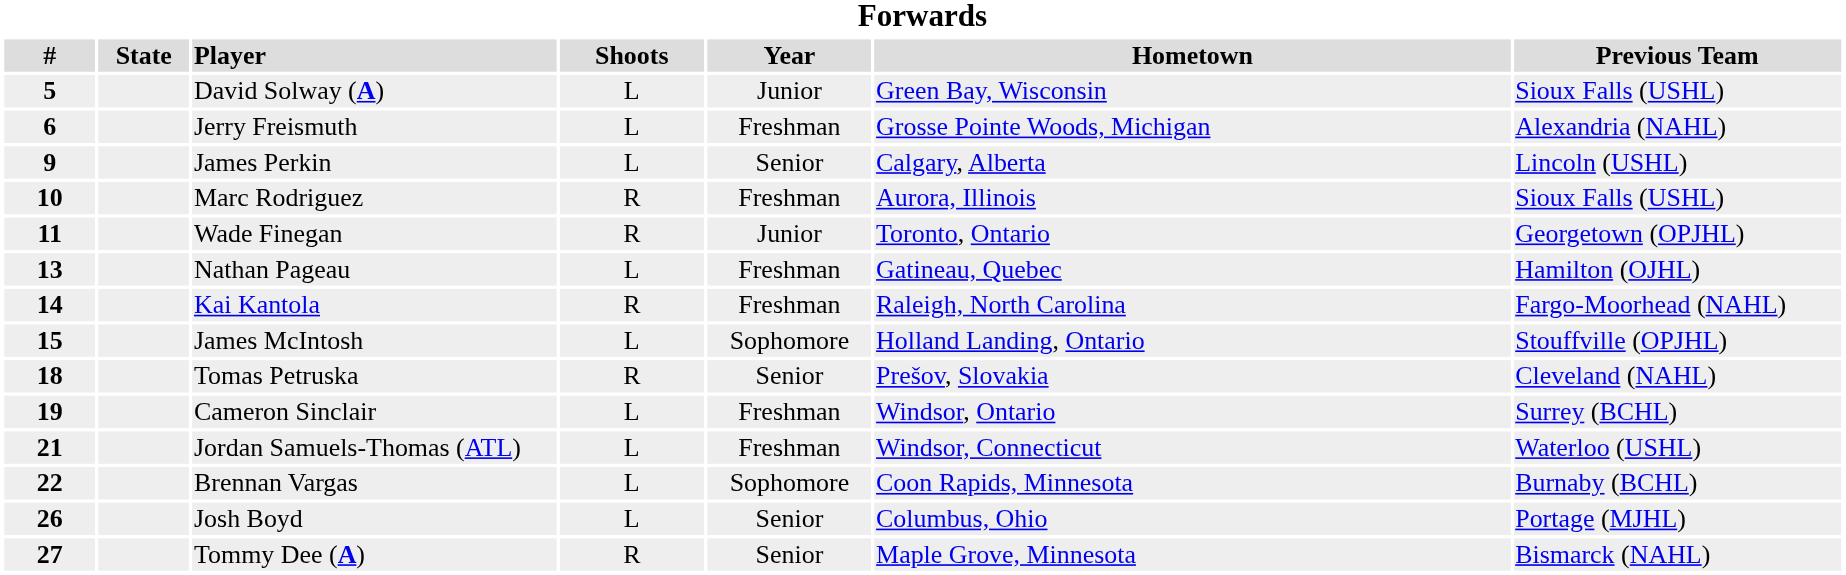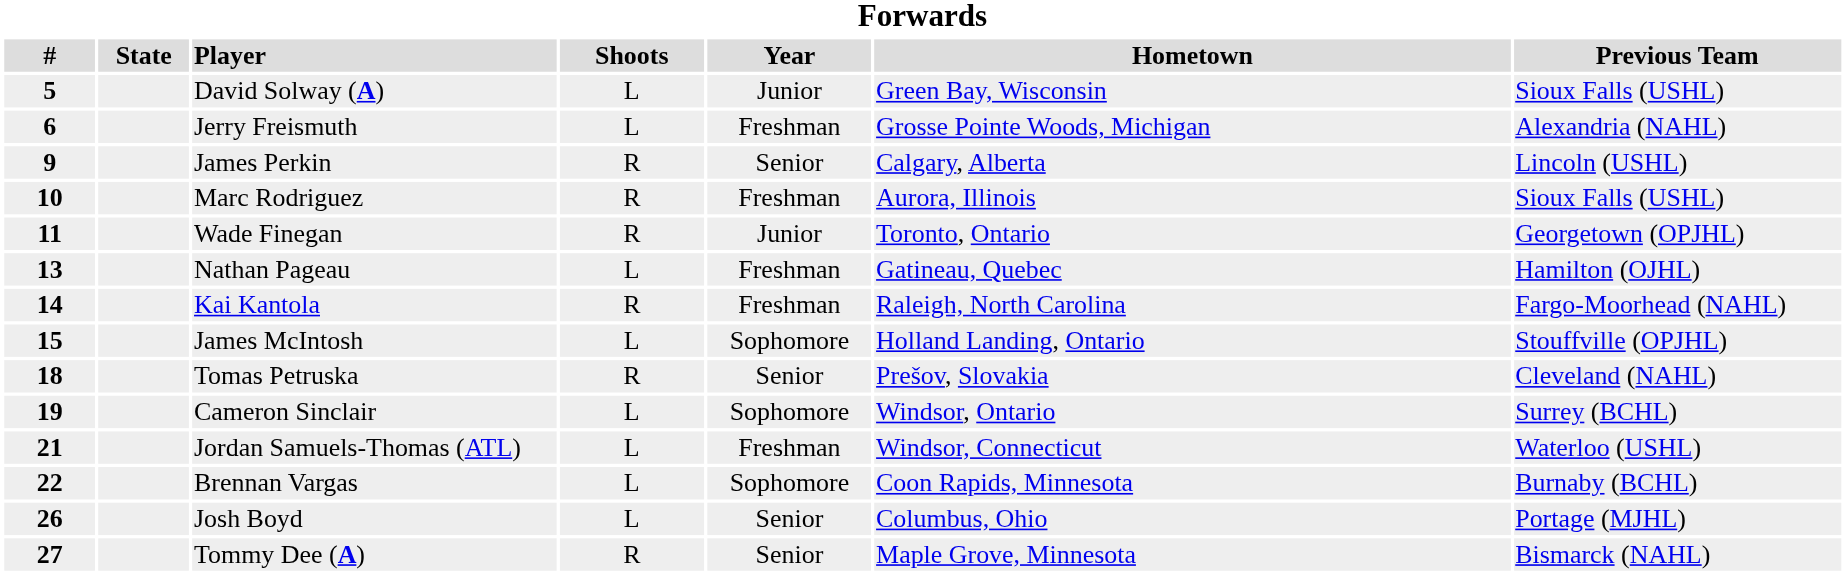(632, 162) L -> (632, 162) R
(789, 411) Freshman -> (789, 411) Sophomore
